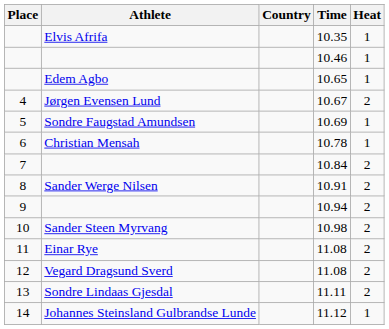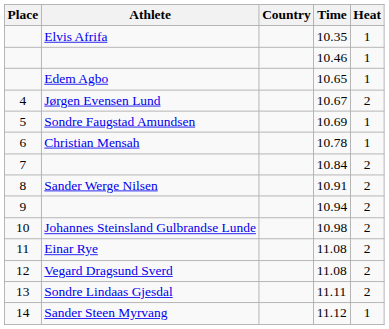(106, 228) Sander Steen Myrvang -> (150, 228) Johannes Steinsland Gulbrandse Lunde
(150, 313) Johannes Steinsland Gulbrandse Lunde -> (106, 313) Sander Steen Myrvang
